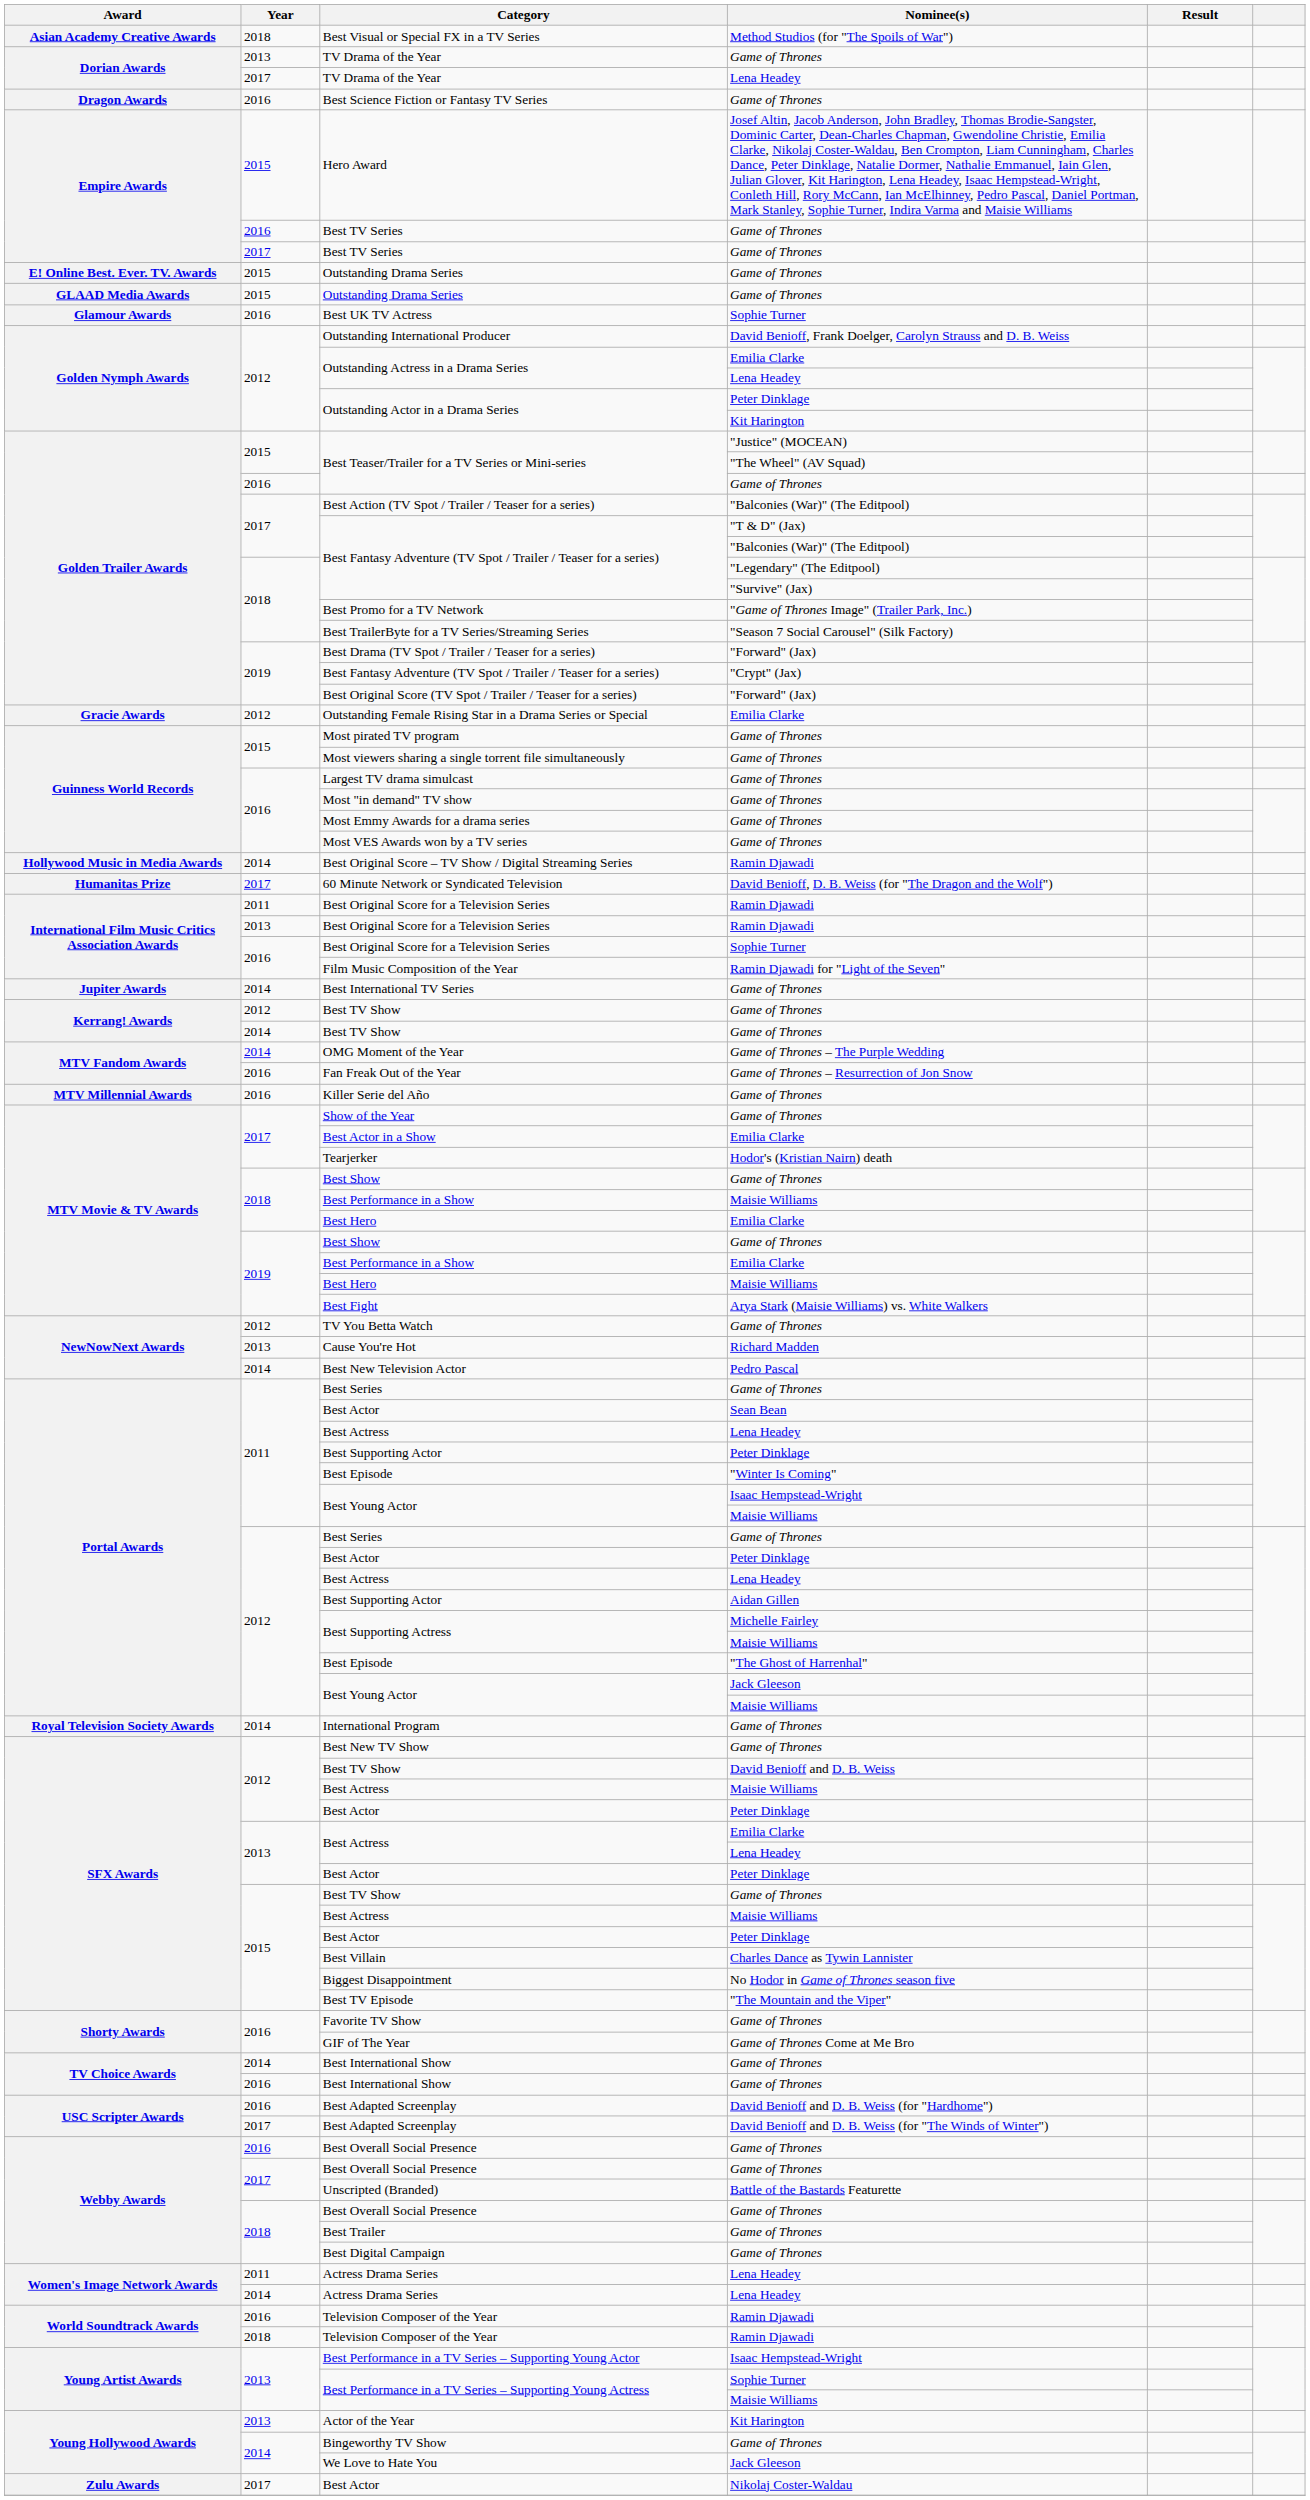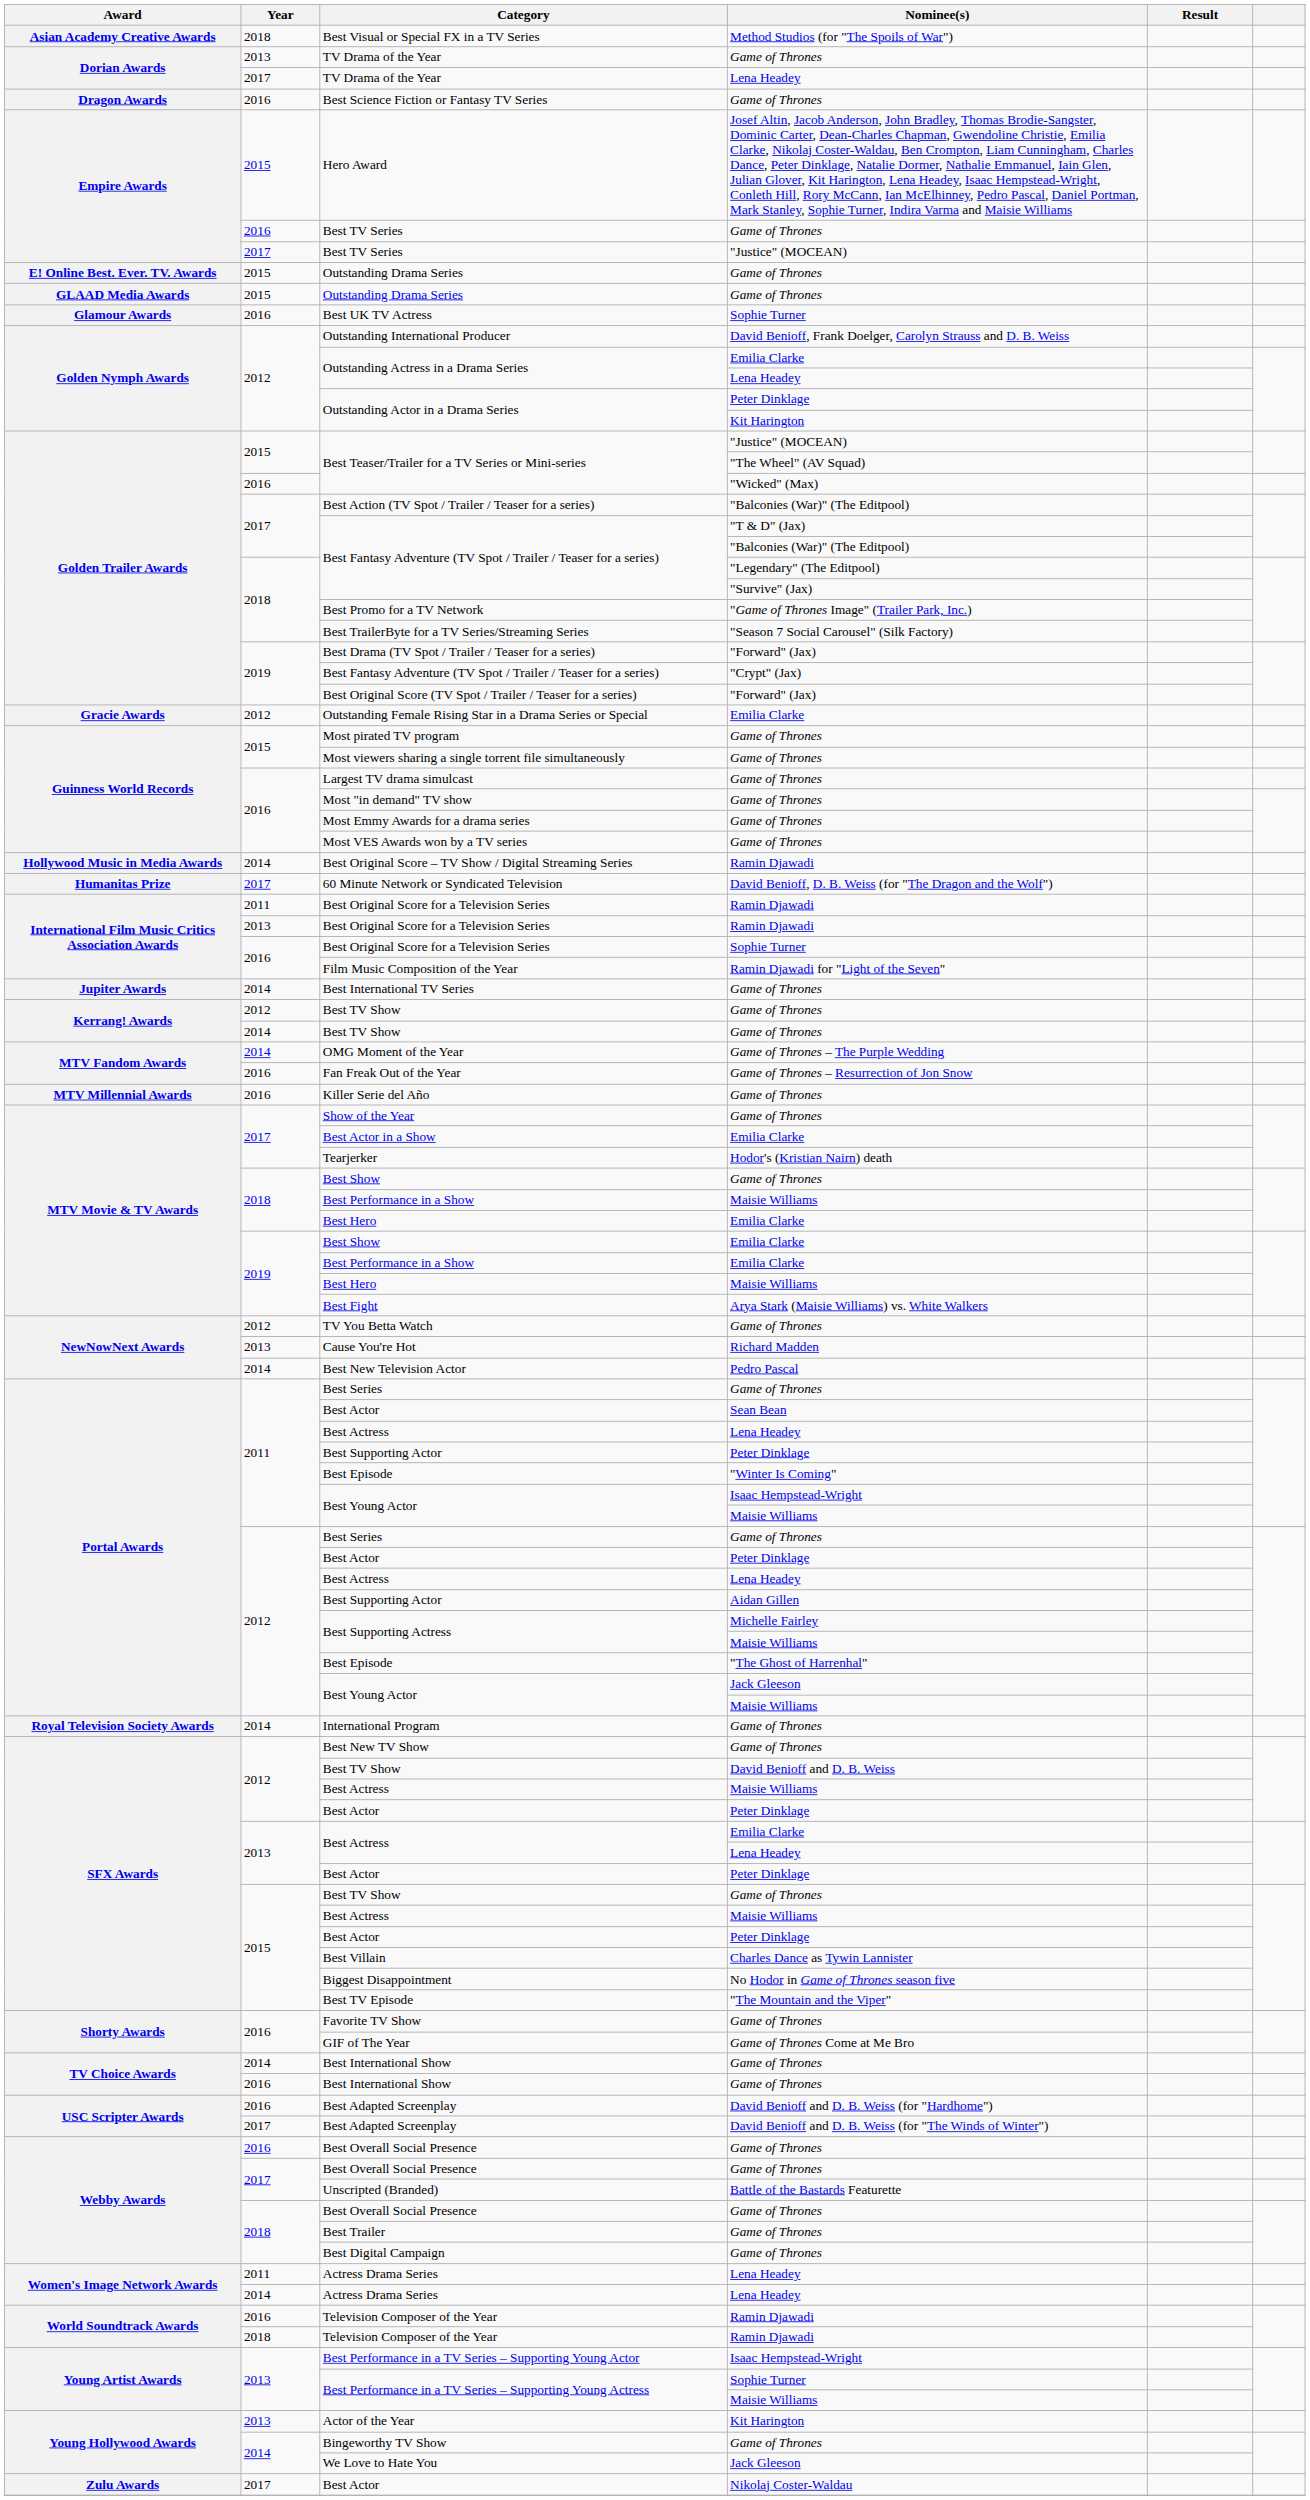(776, 252) Game of Thrones -> (788, 252) "Justice" (MOCEAN)
(776, 483) Game of Thrones -> (774, 483) "Wicked" (Max)
(776, 1241) Game of Thrones -> (767, 1241) Emilia Clarke
